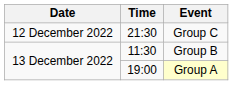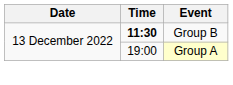- row: (196, 32)
(142, 51) normal -> (142, 32) bold
